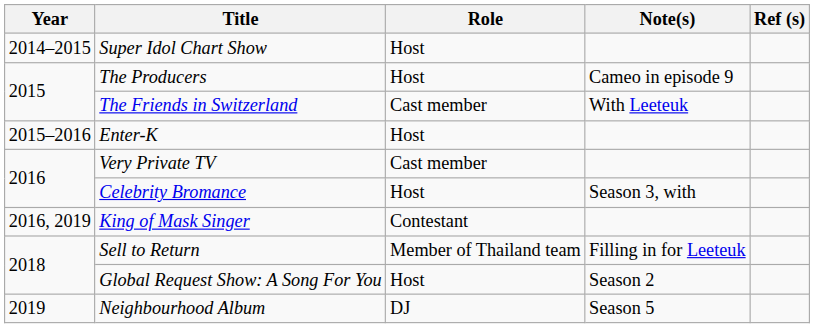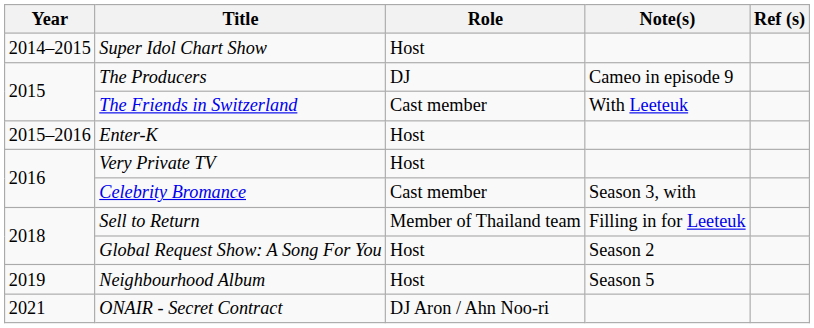(407, 76) Host -> (400, 76) DJ
(438, 163) Cast member -> (407, 163) Host
(407, 192) Host -> (438, 192) Cast member
- row: (175, 221)
(400, 308) DJ -> (407, 279) Host
+ row: (191, 308)
